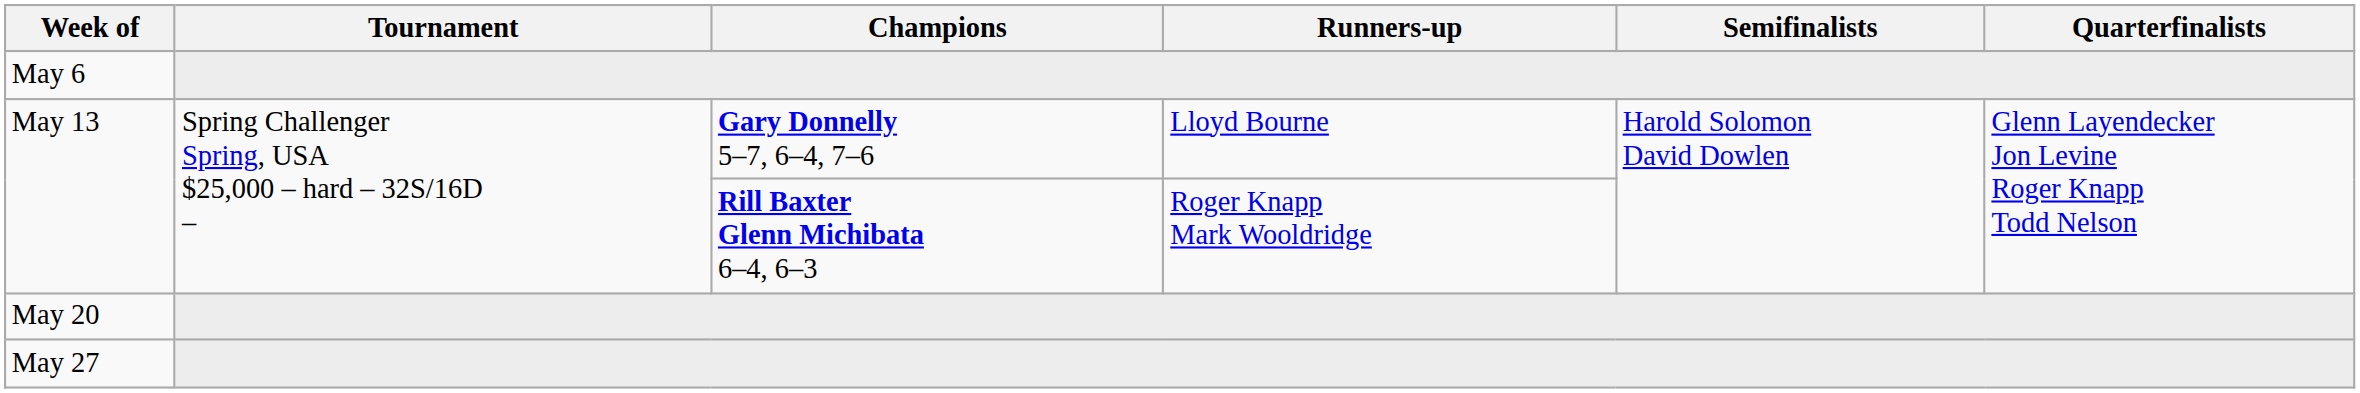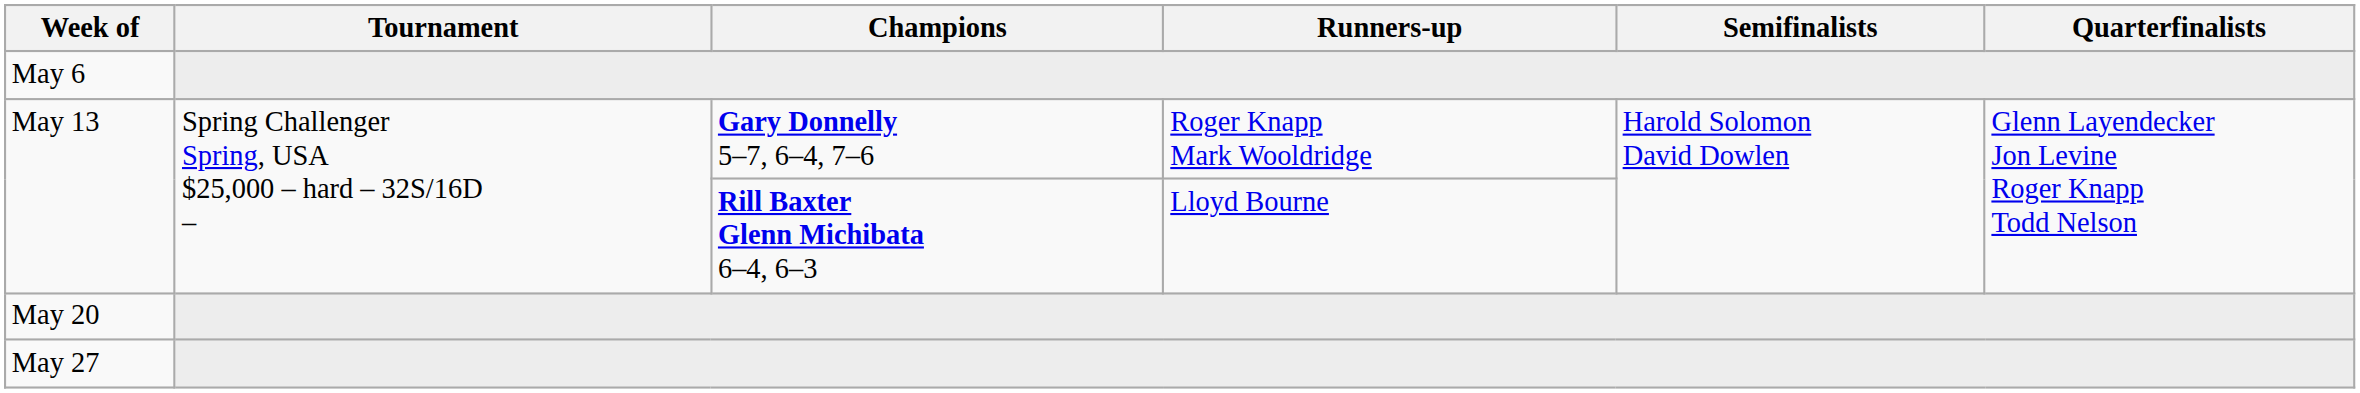(1250, 121) Lloyd Bourne -> (1271, 138) Roger Knapp Mark Wooldridge
(1271, 218) Roger Knapp Mark Wooldridge -> (1250, 201) Lloyd Bourne
